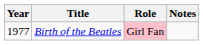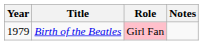(18, 31) 1977 -> (18, 31) 1979
